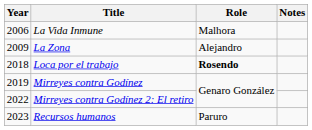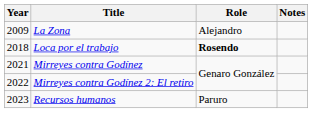- row: (68, 30)
(18, 82) 2019 -> (18, 64) 2021
